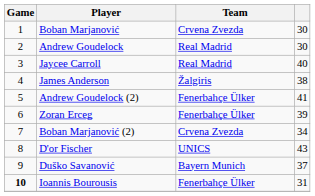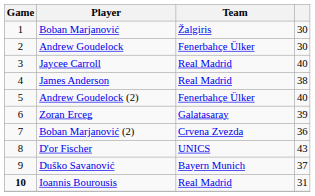(211, 30) Crvena Zvezda -> (195, 30) Žalgiris
(205, 47) Real Madrid -> (216, 47) Fenerbahçe Ülker
(195, 81) Žalgiris -> (205, 81) Real Madrid
(302, 98) 41 -> (302, 98) 40
(216, 115) Fenerbahçe Ülker -> (203, 115) Galatasaray
(302, 132) 34 -> (302, 132) 36
(216, 183) Fenerbahçe Ülker -> (205, 183) Real Madrid
